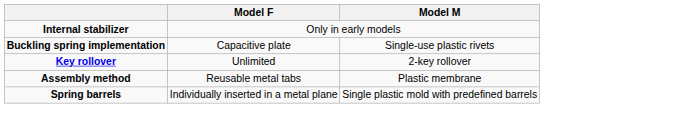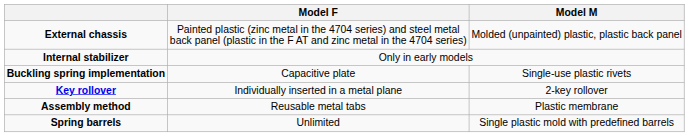+ row: (86, 35)
(254, 62) Unlimited -> (318, 90) Individually inserted in a metal plane
(254, 95) Individually inserted in a metal plane -> (318, 123) Unlimited
